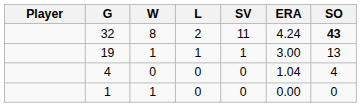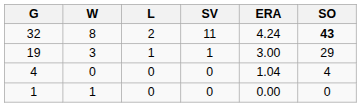- column: (45, 14)
(153, 53) 1 -> (92, 53) 3
(334, 53) 13 -> (327, 53) 29
